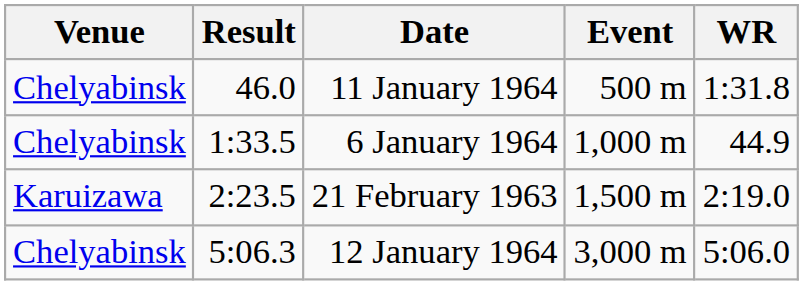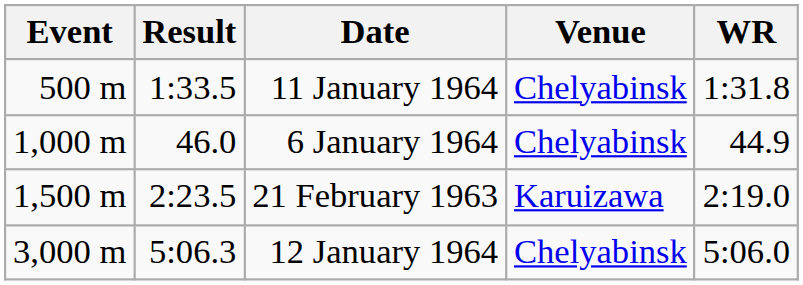columns swapped: (630, 31) <-> (99, 31)
(266, 86) 46.0 -> (193, 86) 1:33.5
(252, 141) 1:33.5 -> (206, 141) 46.0
